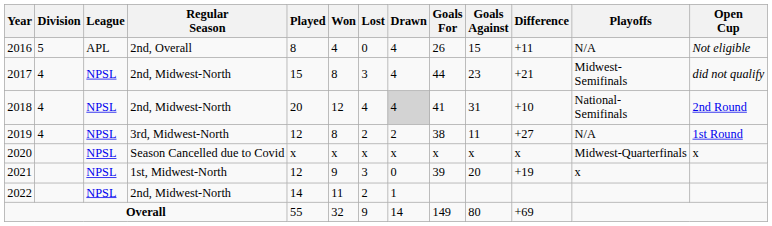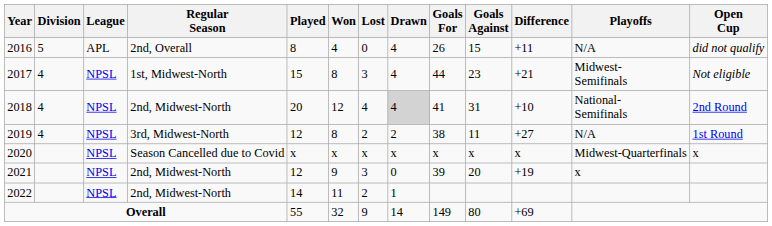(721, 47) Not eligible -> (728, 47) did not qualify
(181, 74) 2nd, Midwest-North -> (179, 74) 1st, Midwest-North
(728, 74) did not qualify -> (721, 74) Not eligible
(179, 173) 1st, Midwest-North -> (181, 173) 2nd, Midwest-North
